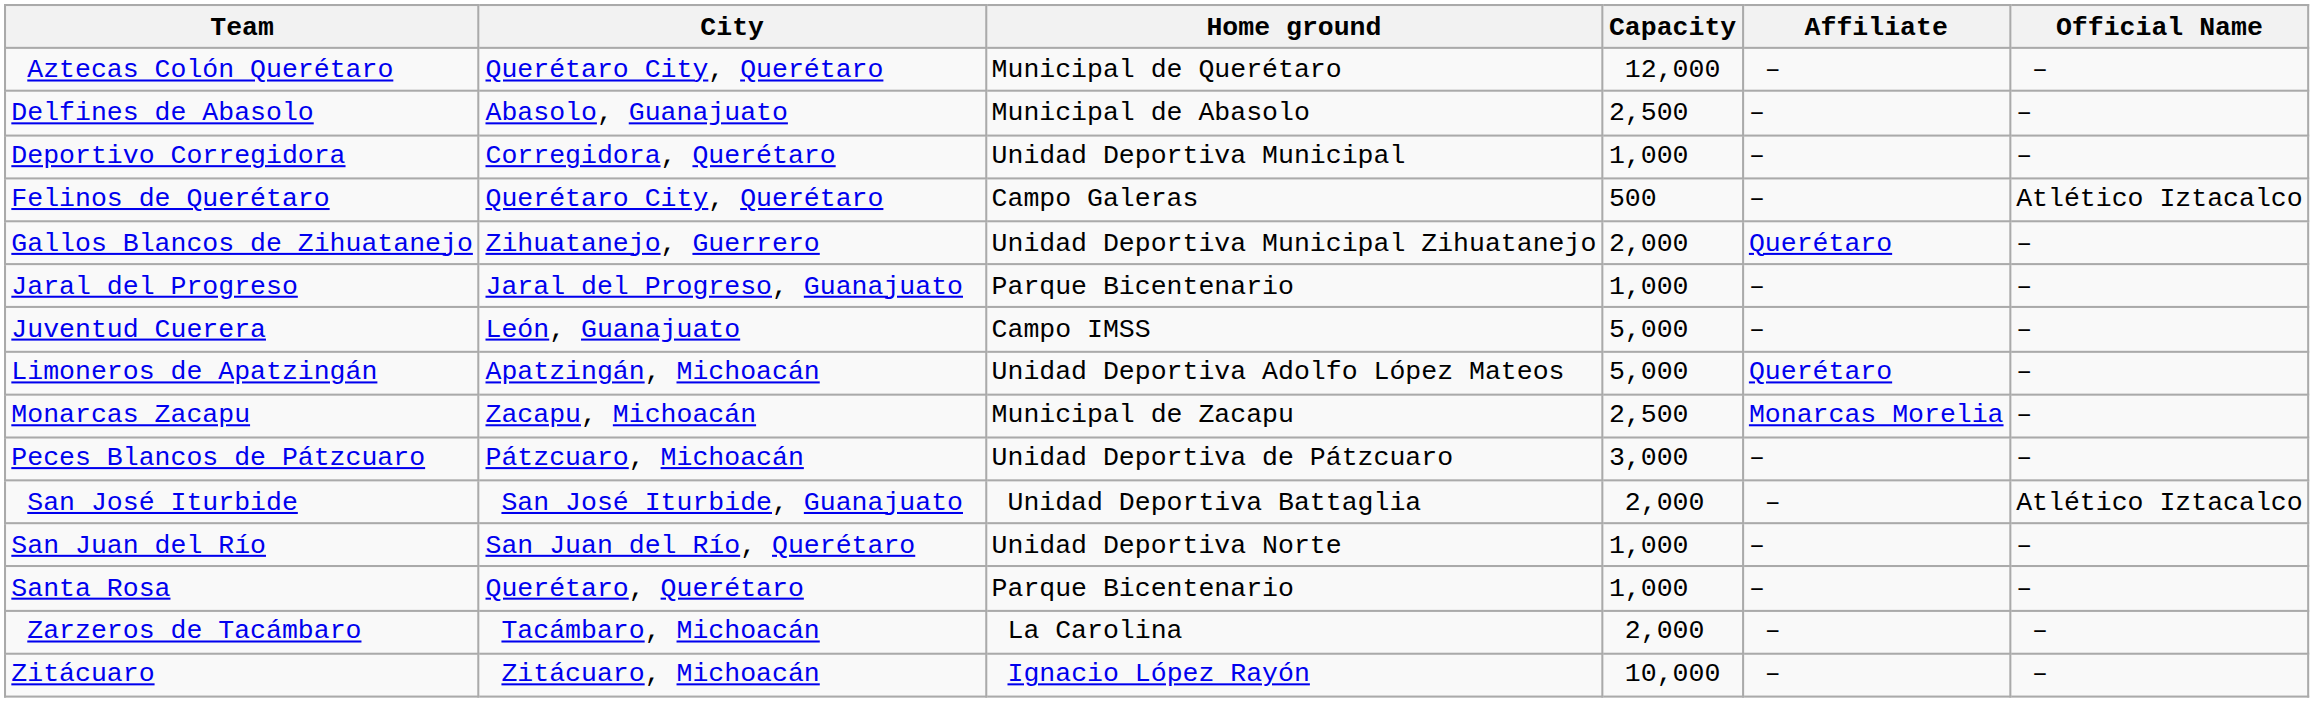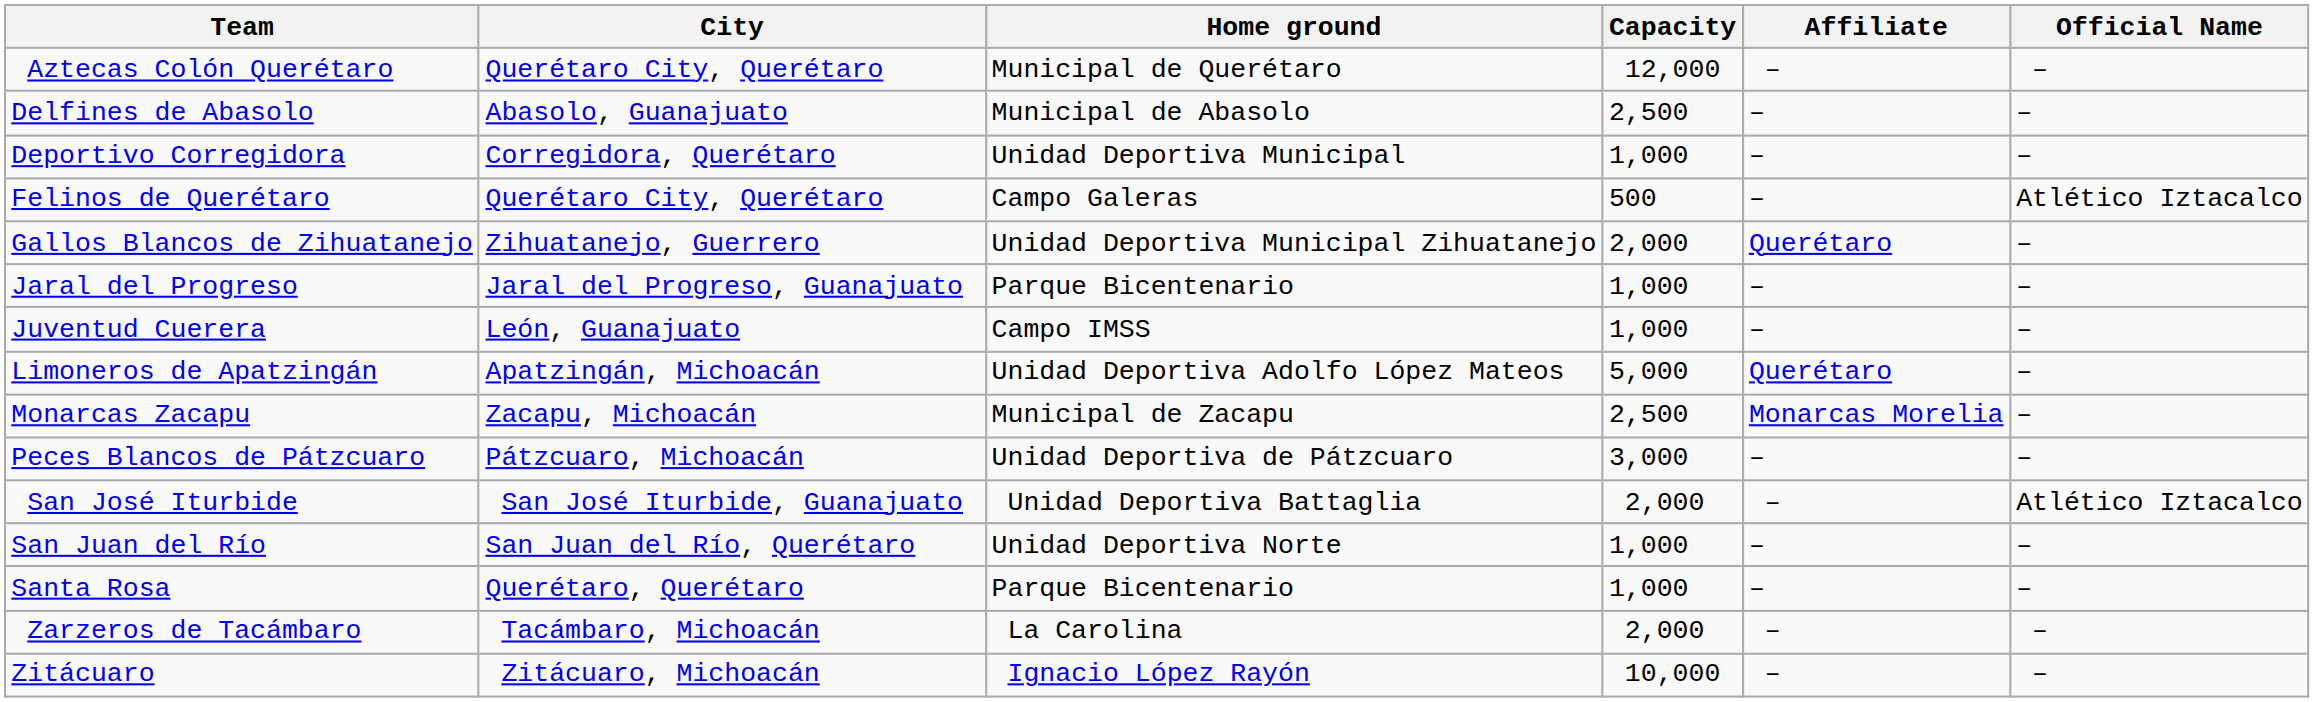(1649, 329) 5,000 -> (1649, 329) 1,000
